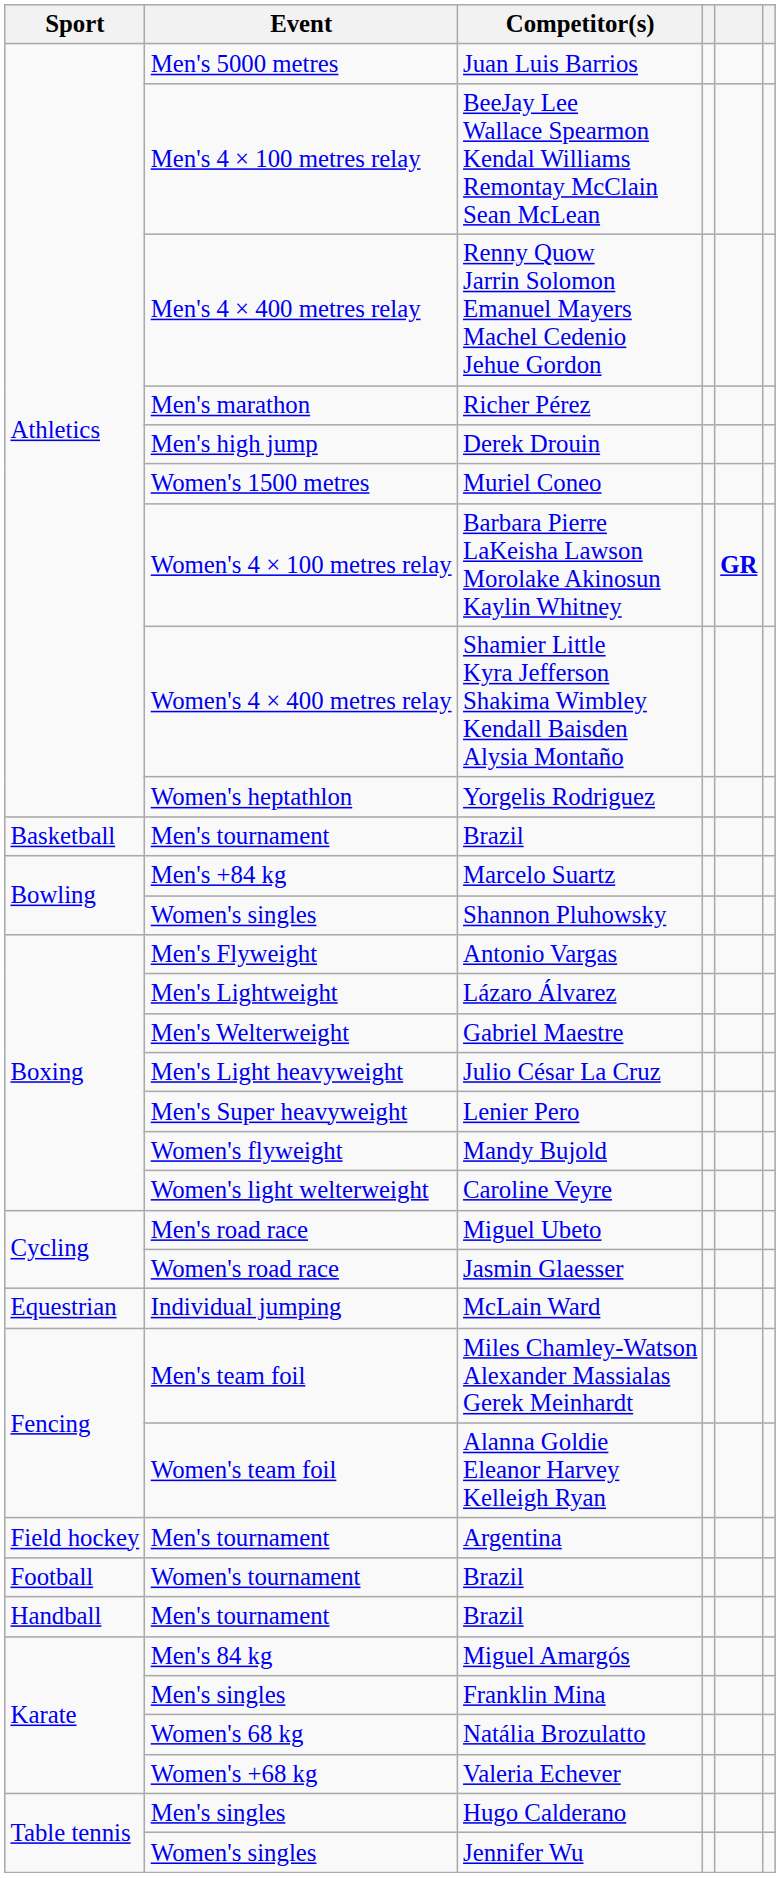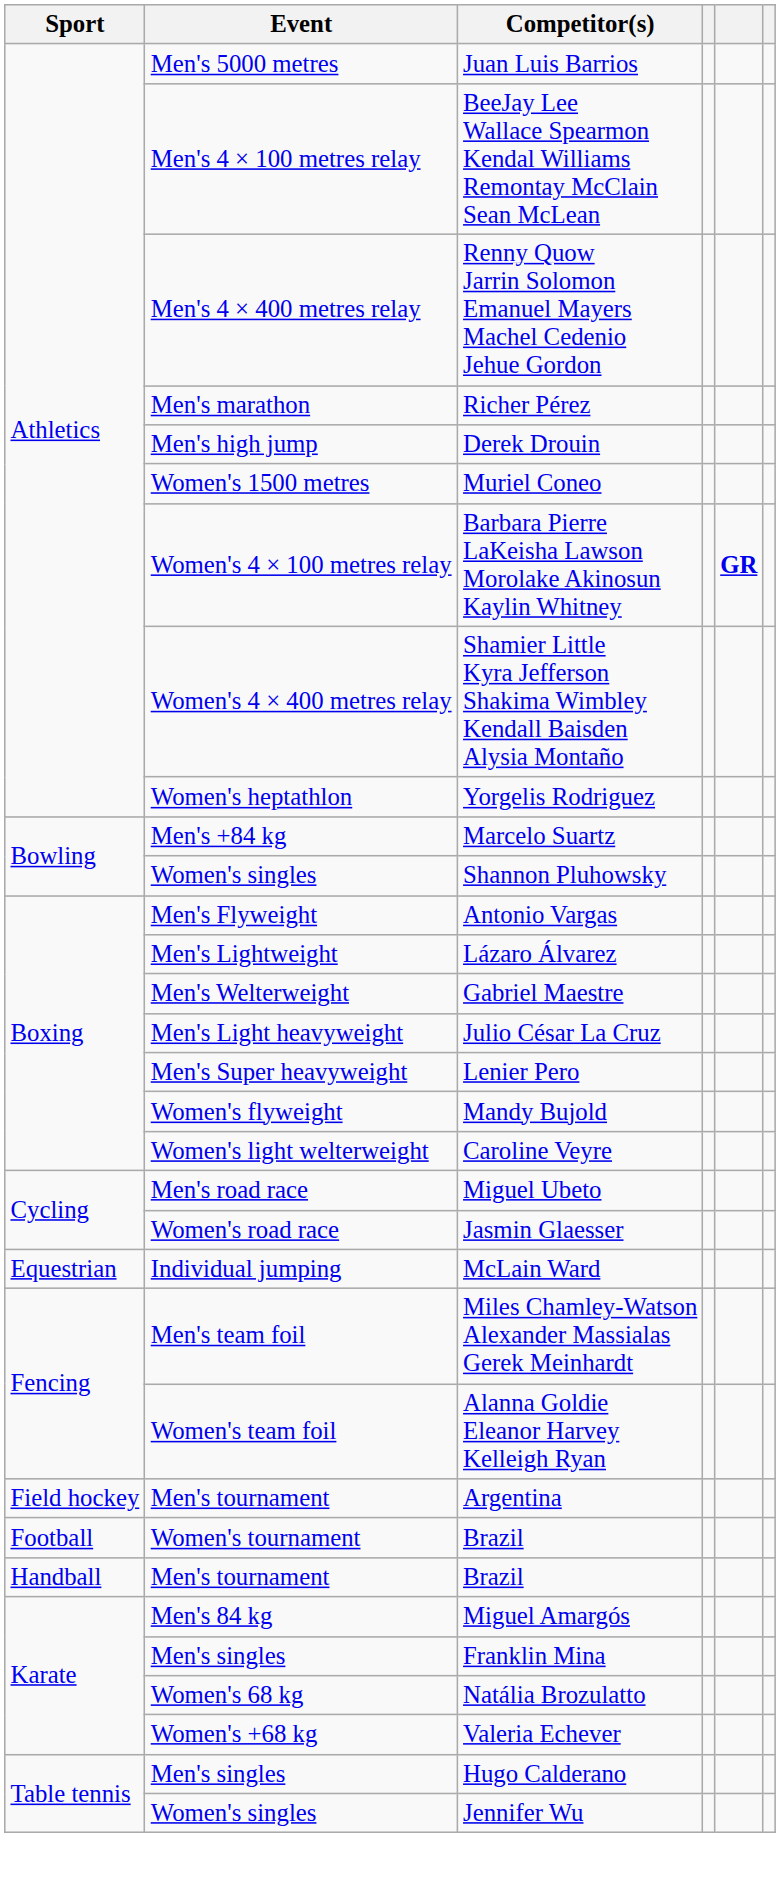- row: (63, 835)
